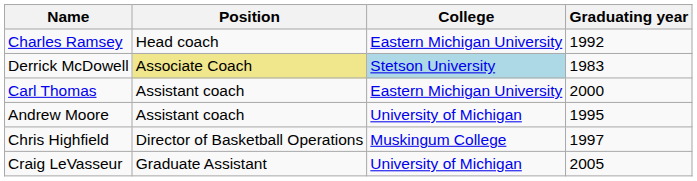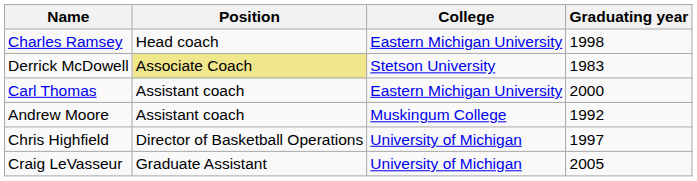(587, 42) 1992 -> (587, 42) 1998
(433, 66) lightblue background -> (433, 66) no background
(446, 115) University of Michigan -> (438, 115) Muskingum College
(587, 115) 1995 -> (587, 115) 1992
(438, 140) Muskingum College -> (446, 140) University of Michigan
